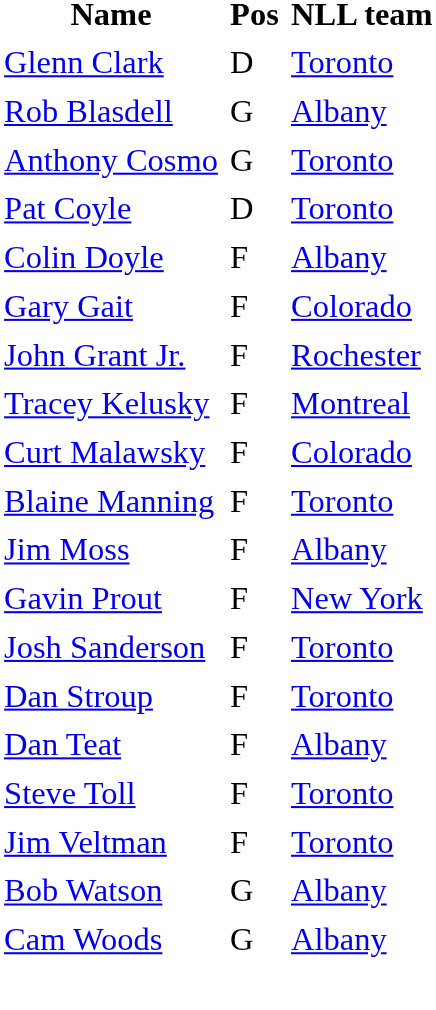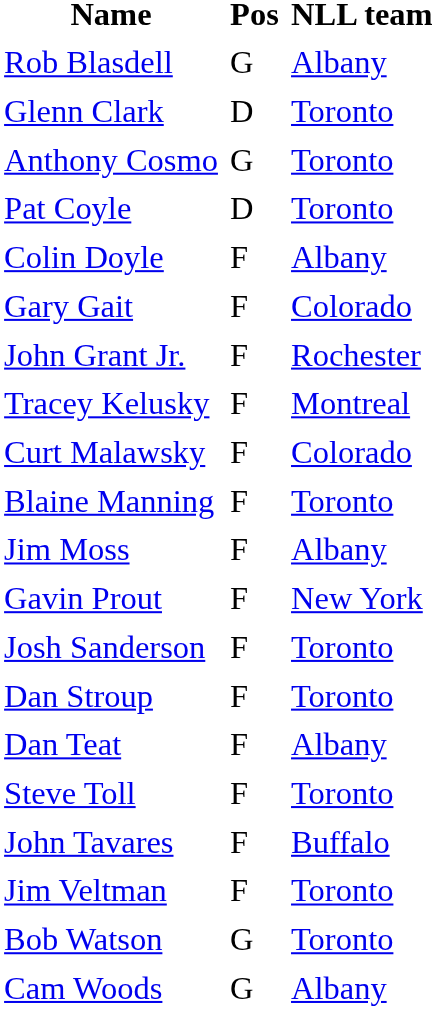rows swapped: (88, 111) <-> (84, 62)
+ row: (89, 842)
(339, 890) Albany -> (342, 939) Toronto
